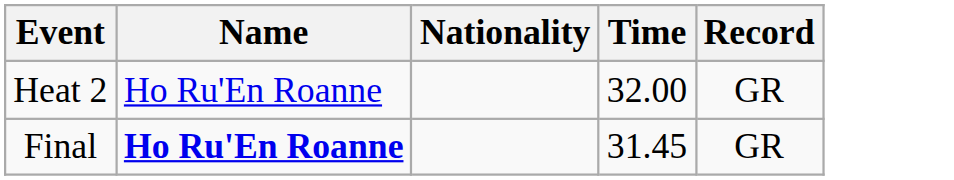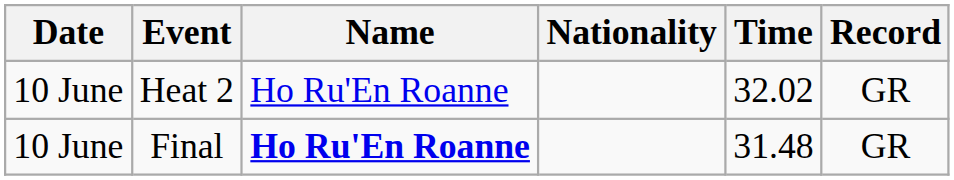+ column: (68, 32)
(647, 89) 32.00 -> (773, 89) 32.02
(647, 145) 31.45 -> (773, 145) 31.48
